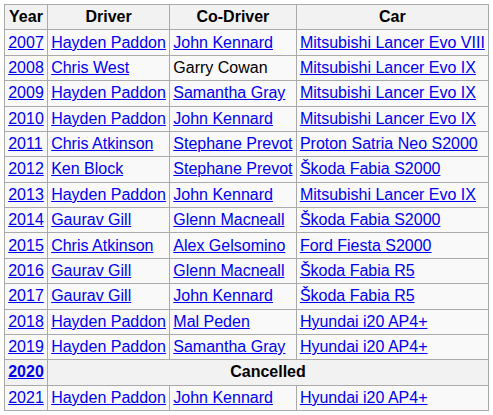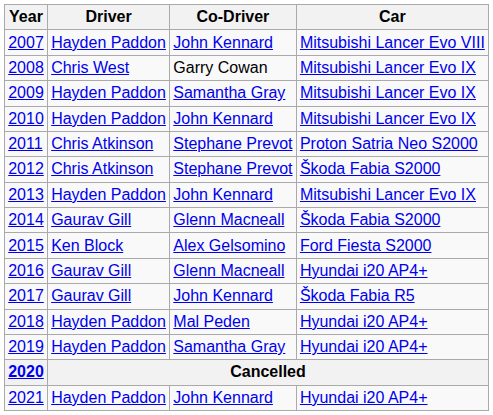(87, 169) Ken Block -> (102, 169) Chris Atkinson
(102, 245) Chris Atkinson -> (87, 245) Ken Block
(357, 270) Škoda Fabia R5 -> (364, 270) Hyundai i20 AP4+
